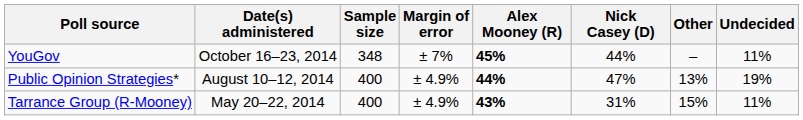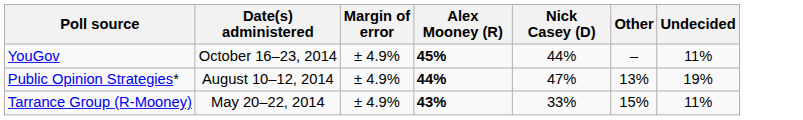- column: (370, 24)
(436, 56) ± 7% -> (377, 56) ± 4.9%
(621, 102) 31% -> (562, 102) 33%
